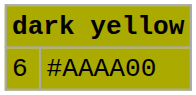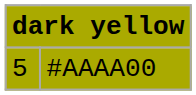(20, 69) 6 -> (20, 69) 5
